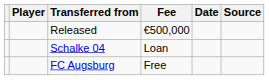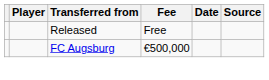(167, 30) €500,000 -> (155, 30) Free
- row: (78, 48)
(155, 65) Free -> (167, 48) €500,000
